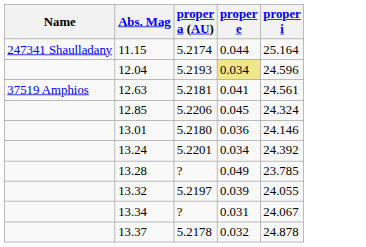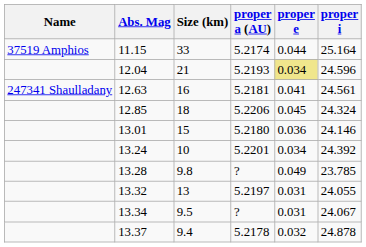+ column: (202, 21)
(60, 49) 247341 Shaulladany -> (48, 49) 37519 Amphios
(48, 89) 37519 Amphios -> (60, 89) 247341 Shaulladany
(234, 191) 0.039 -> (292, 191) 0.031
